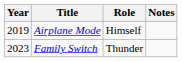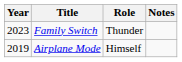rows swapped: (67, 30) <-> (66, 48)
